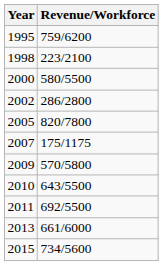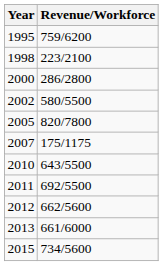(66, 79) 580/5500 -> (66, 79) 286/2800
(66, 100) 286/2800 -> (66, 100) 580/5500
- row: (21, 164)
+ row: (21, 206)
